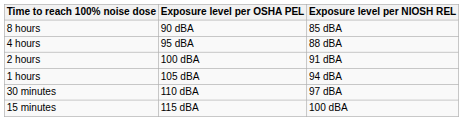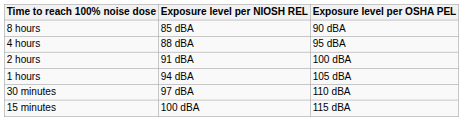columns swapped: (383, 12) <-> (232, 12)
